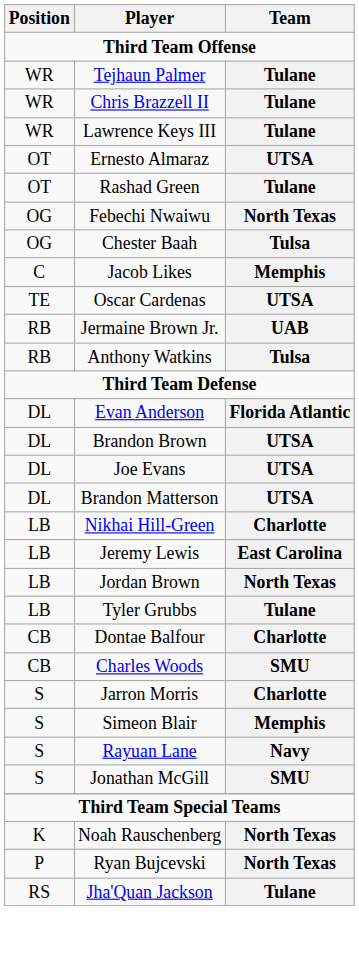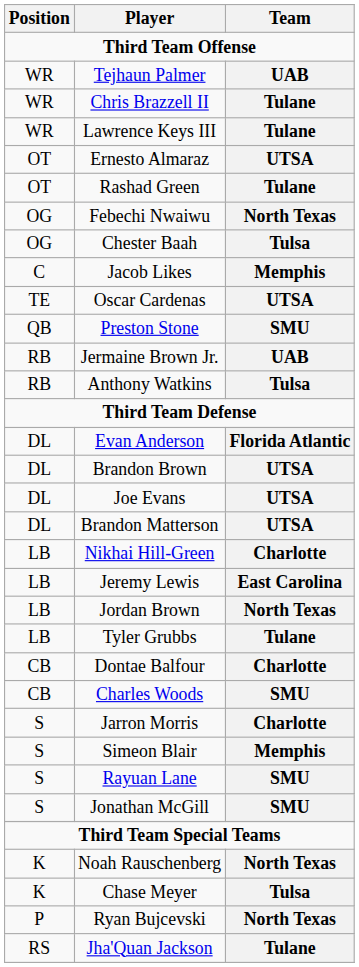(290, 74) Tulane -> (290, 74) UAB
+ row: (150, 328)
(290, 750) Navy -> (290, 779) SMU
+ row: (150, 891)
